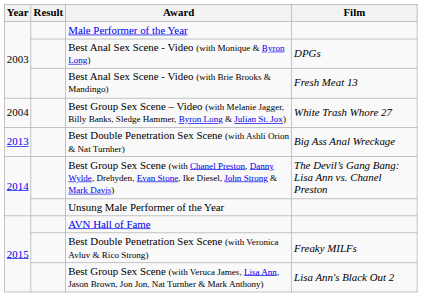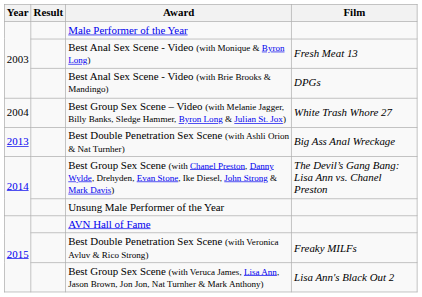(307, 53) DPGs -> (326, 53) Fresh Meat 13
(326, 83) Fresh Meat 13 -> (307, 83) DPGs
